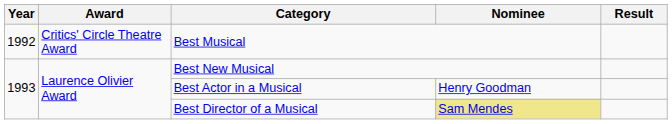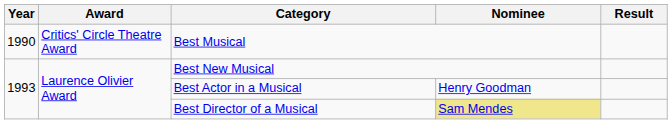(21, 41) 1992 -> (21, 41) 1990
